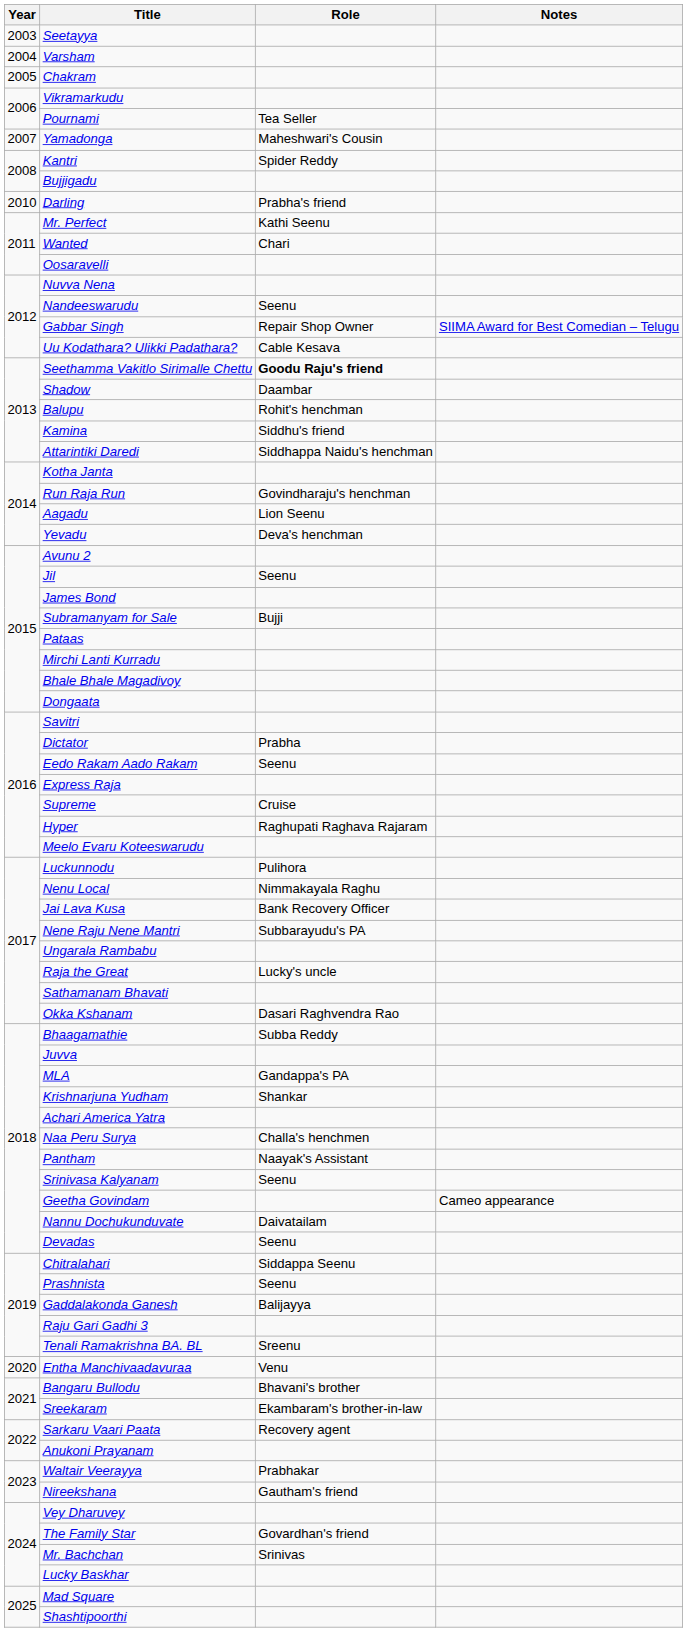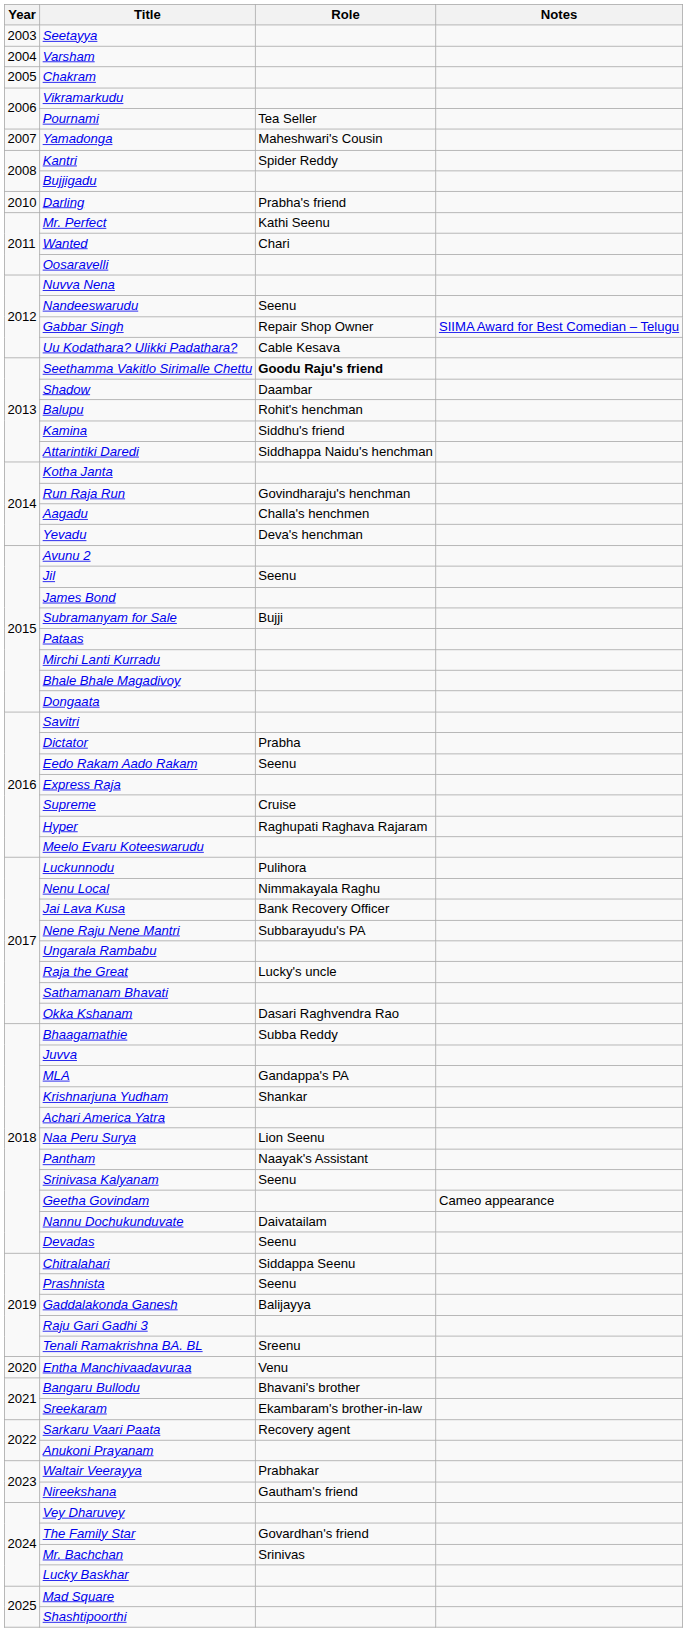(291, 514) Lion Seenu -> (314, 514) Challa's henchmen
(314, 1138) Challa's henchmen -> (291, 1138) Lion Seenu
